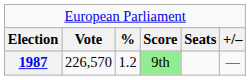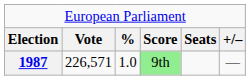(88, 62) 226,570 -> (88, 62) 226,571
(128, 62) 1.2 -> (128, 62) 1.0
